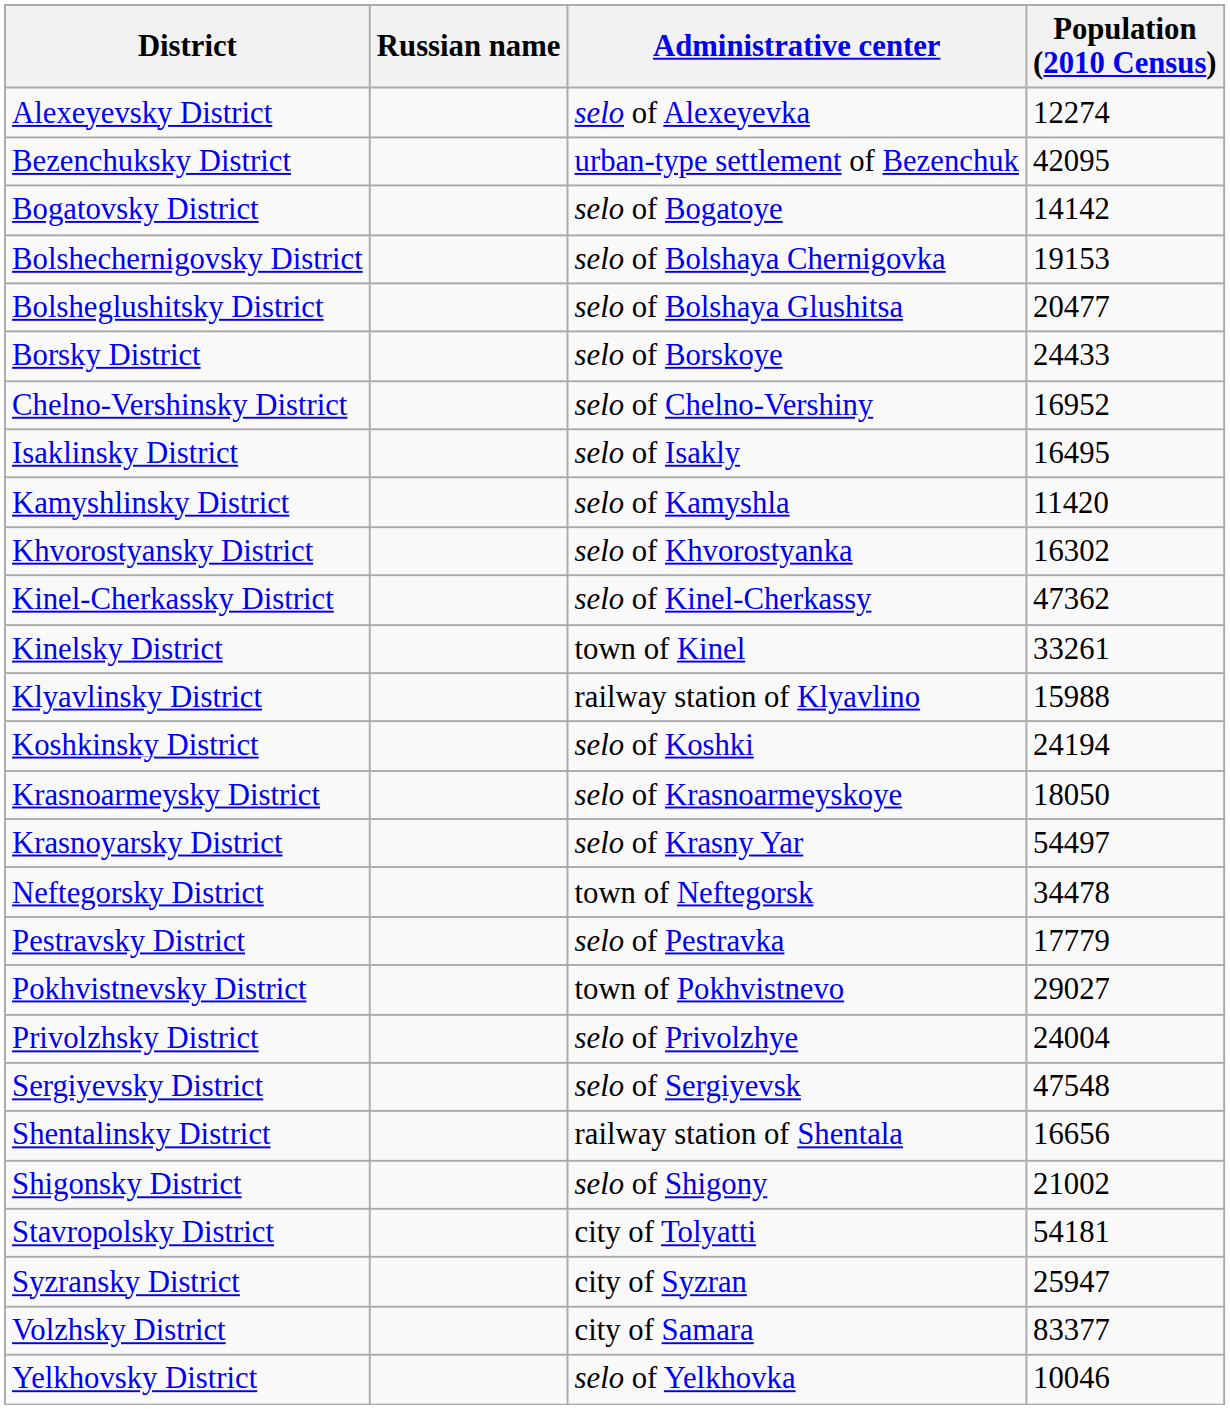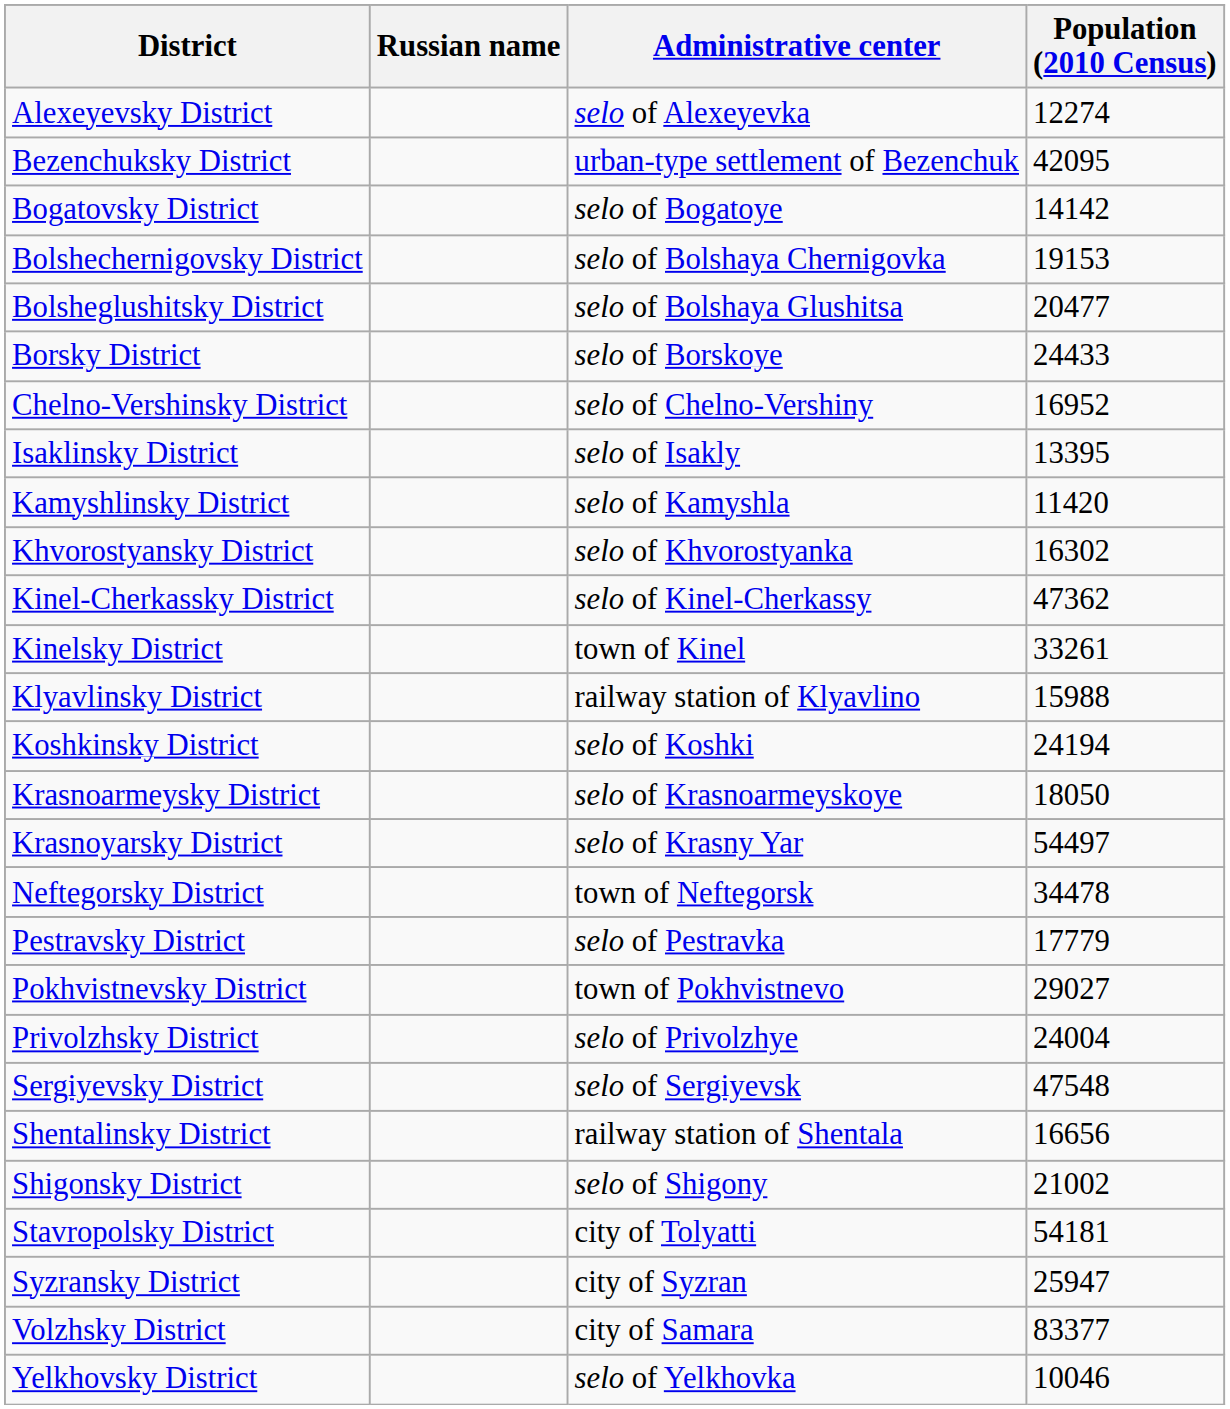(1072, 453) 16495 -> (1072, 453) 13395
